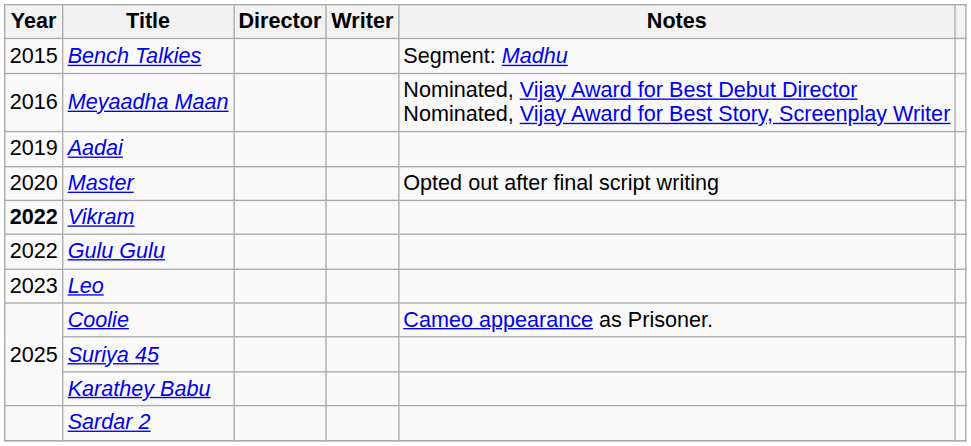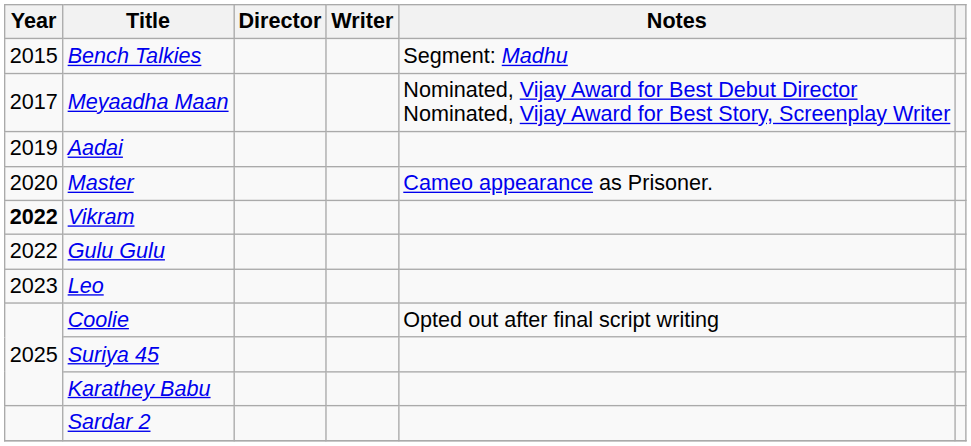(34, 102) 2016 -> (34, 102) 2017
(561, 182) Opted out after final script writing -> (558, 182) Cameo appearance as Prisoner.
(558, 319) Cameo appearance as Prisoner. -> (561, 319) Opted out after final script writing
